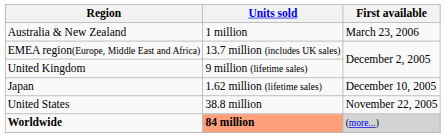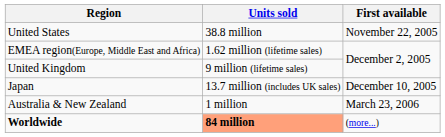rows swapped: (39, 104) <-> (67, 31)
(273, 50) 13.7 million (includes UK sales) -> (264, 50) 1.62 million (lifetime sales)
(264, 86) 1.62 million (lifetime sales) -> (273, 86) 13.7 million (includes UK sales)
(362, 123) lightgrey background -> (362, 123) no background
